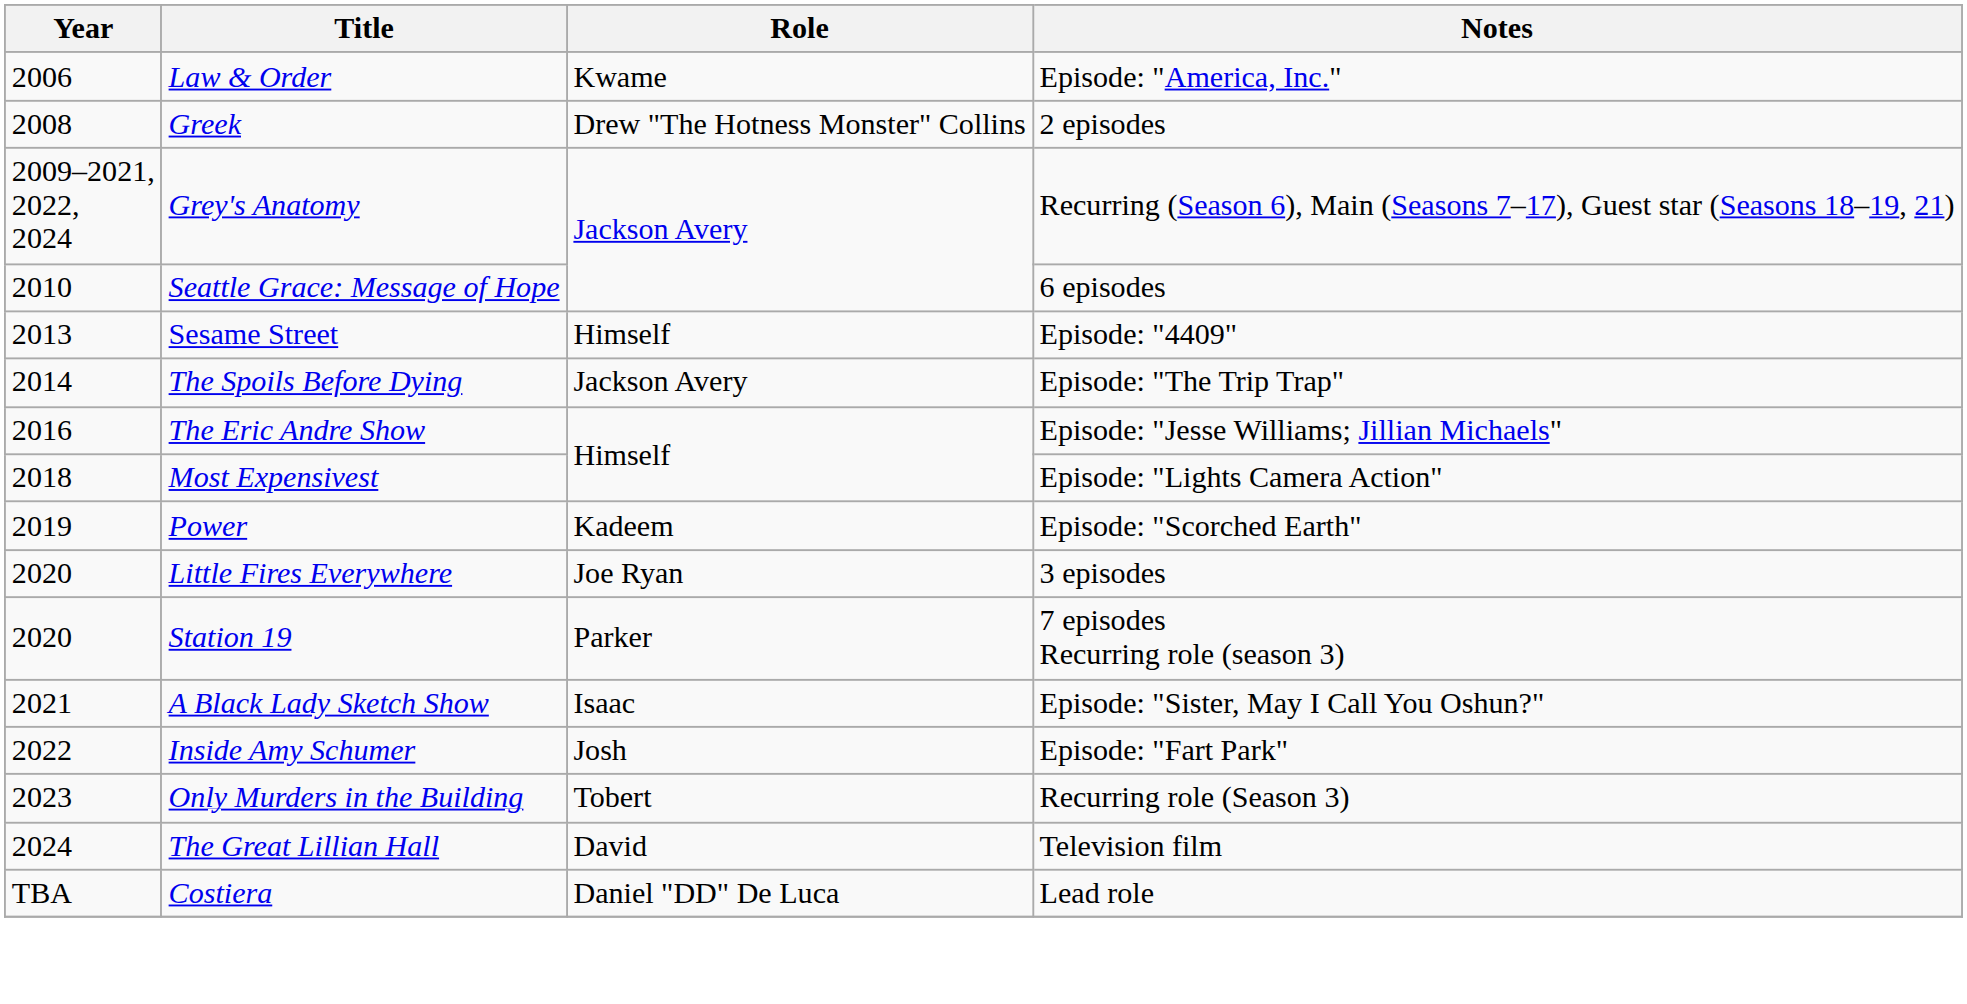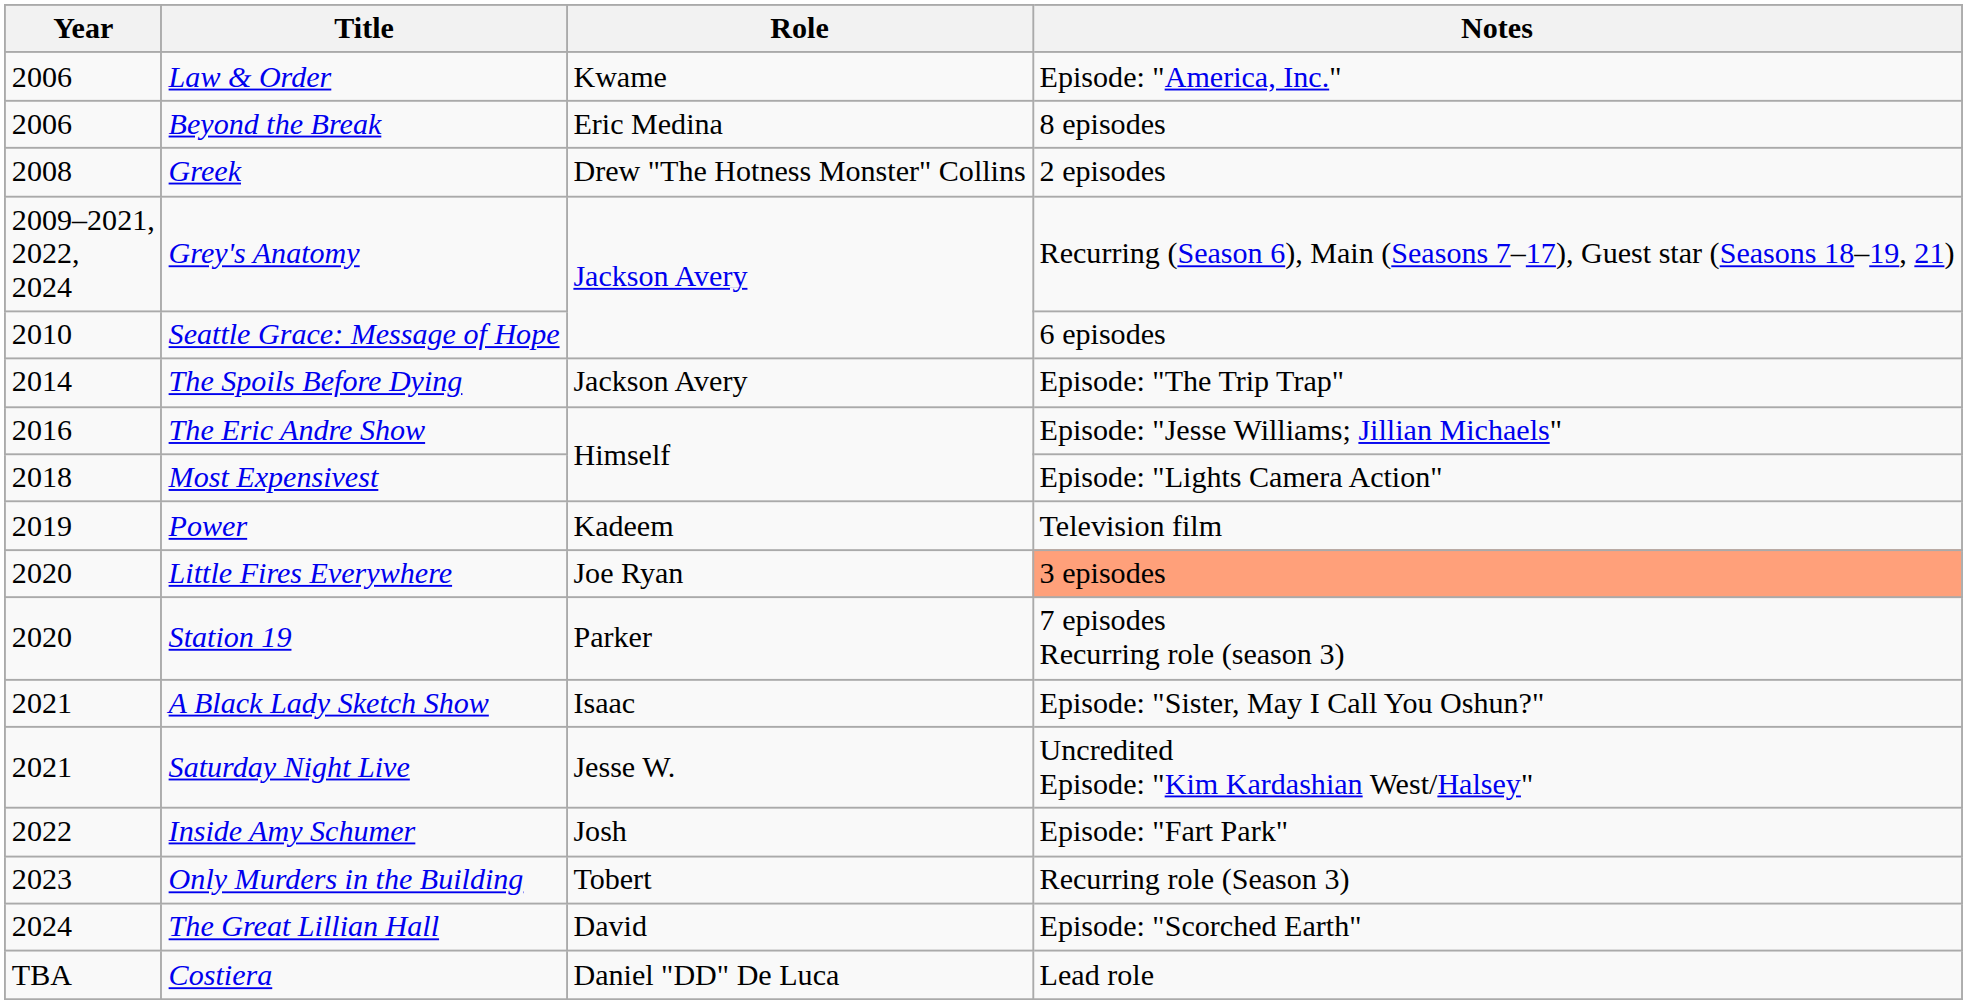+ row: (275, 123)
- row: (253, 334)
(1201, 525) Episode: "Scorched Earth" -> (1131, 525) Television film
(1103, 573) no background -> (1103, 573) lightsalmon background
+ row: (289, 766)
(1131, 845) Television film -> (1201, 926) Episode: "Scorched Earth"
